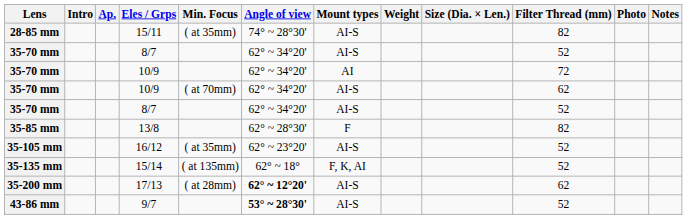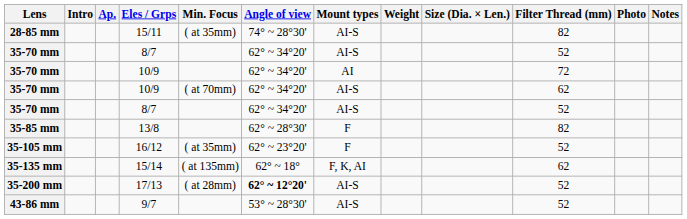(347, 147) AI-S -> (347, 147) F
(563, 166) 52 -> (563, 166) 62
(563, 185) 62 -> (563, 185) 52
(278, 204) bold -> (278, 204) normal
